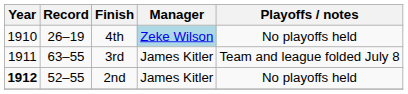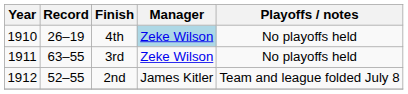(177, 57) James Kitler -> (177, 57) Zeke Wilson
(309, 57) Team and league folded July 8 -> (309, 57) No playoffs held
(22, 78) bold -> (22, 78) normal
(309, 78) No playoffs held -> (309, 78) Team and league folded July 8
